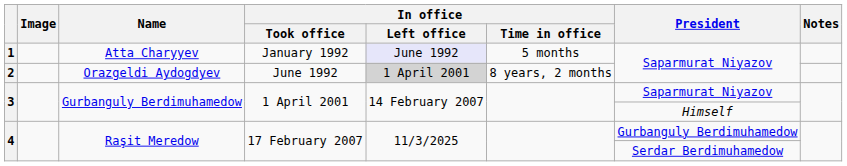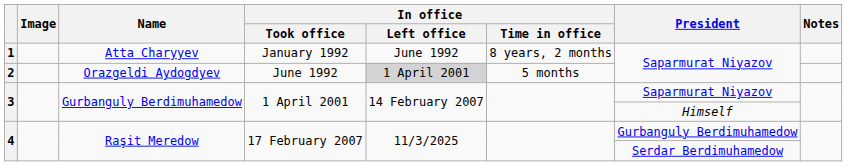(426, 53) lavender background -> (426, 53) no background
(551, 53) 5 months -> (551, 53) 8 years, 2 months
(551, 73) 8 years, 2 months -> (551, 73) 5 months
